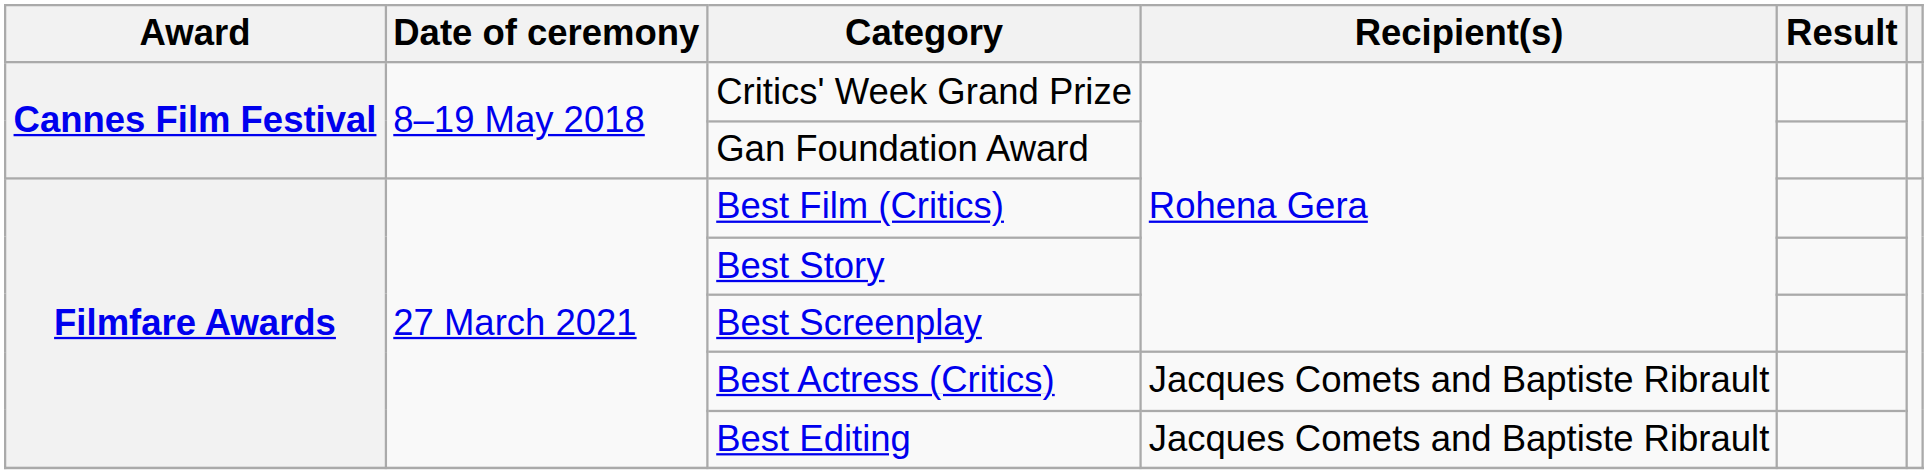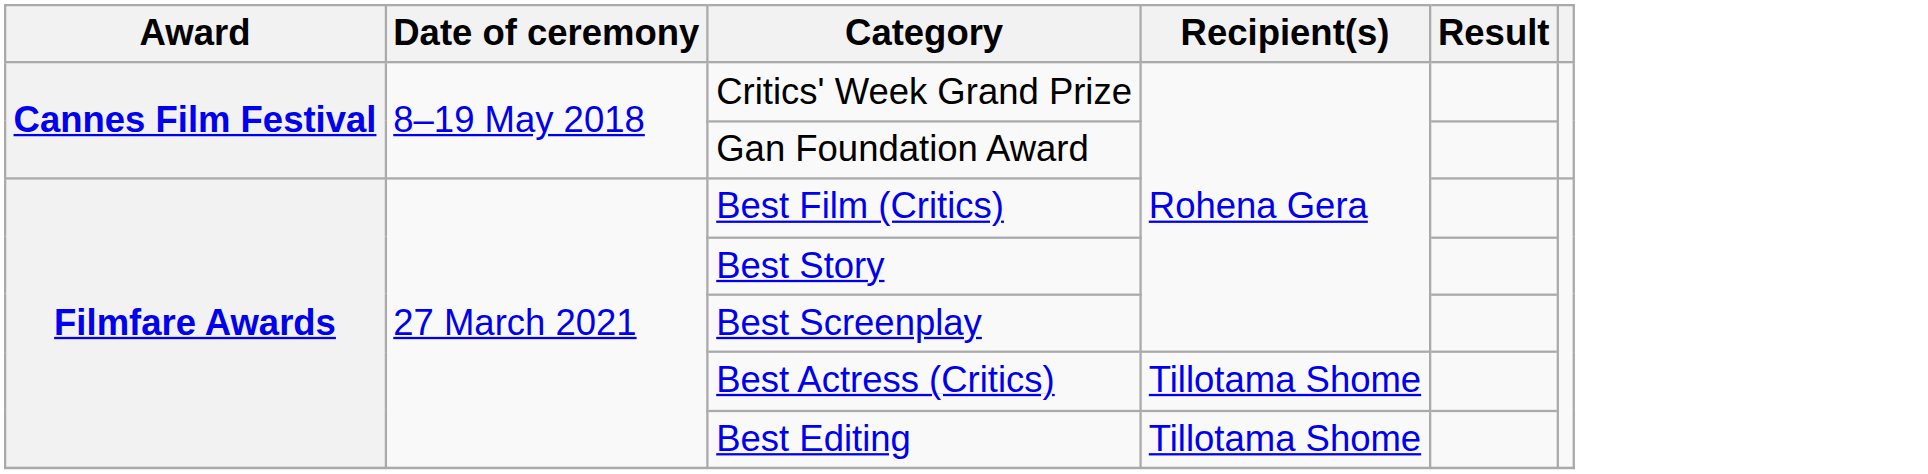(1459, 380) Jacques Comets and Baptiste Ribrault -> (1285, 380) Tillotama Shome
(1459, 438) Jacques Comets and Baptiste Ribrault -> (1285, 438) Tillotama Shome
